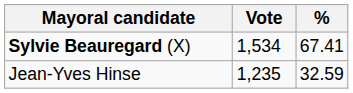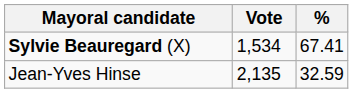(259, 74) 1,235 -> (259, 74) 2,135
